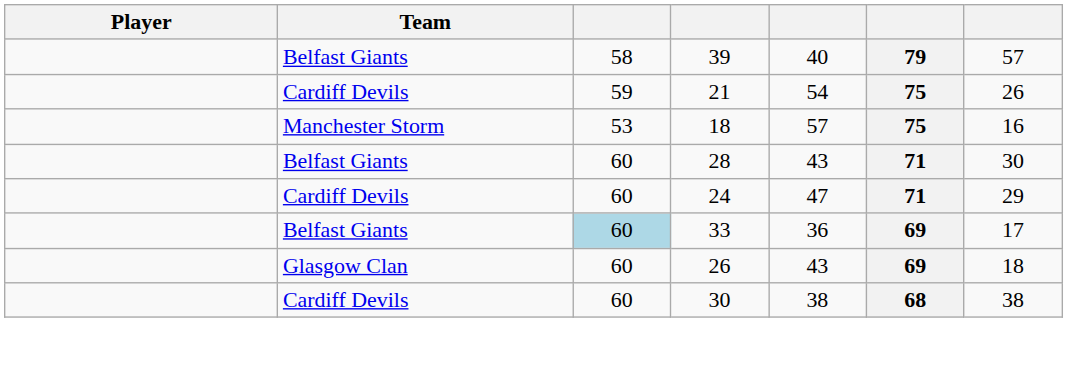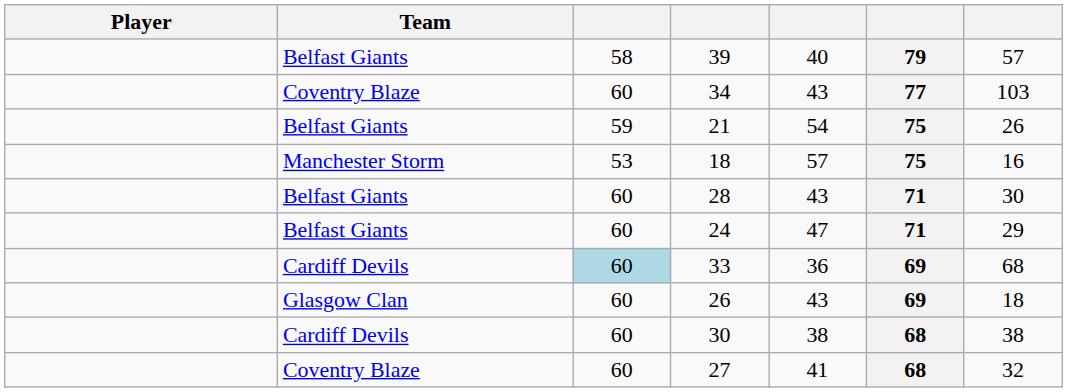+ row: (720, 91)
(346, 91) Cardiff Devils -> (345, 126) Belfast Giants
(346, 195) Cardiff Devils -> (345, 230) Belfast Giants
(345, 230) Belfast Giants -> (346, 265) Cardiff Devils
(1013, 230) 17 -> (1013, 265) 68
+ row: (720, 369)
